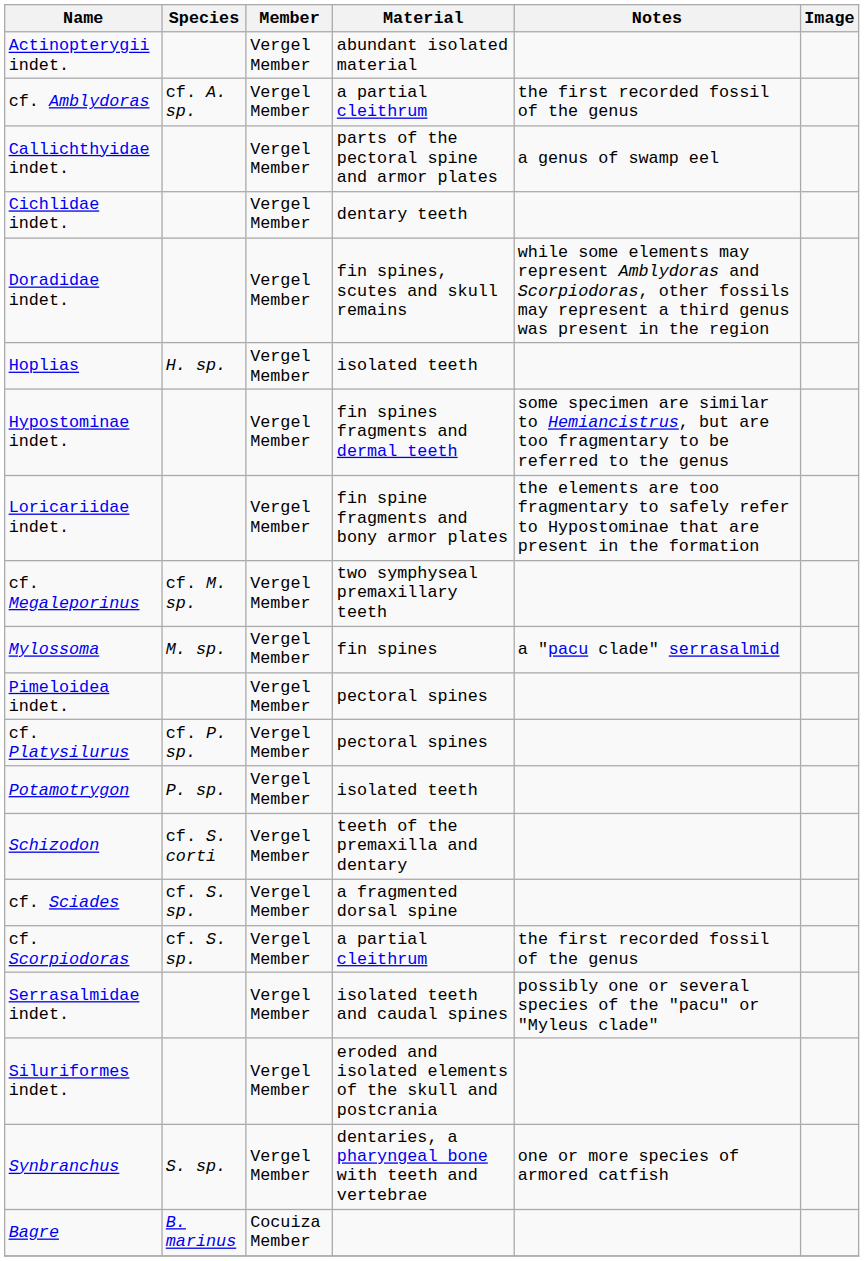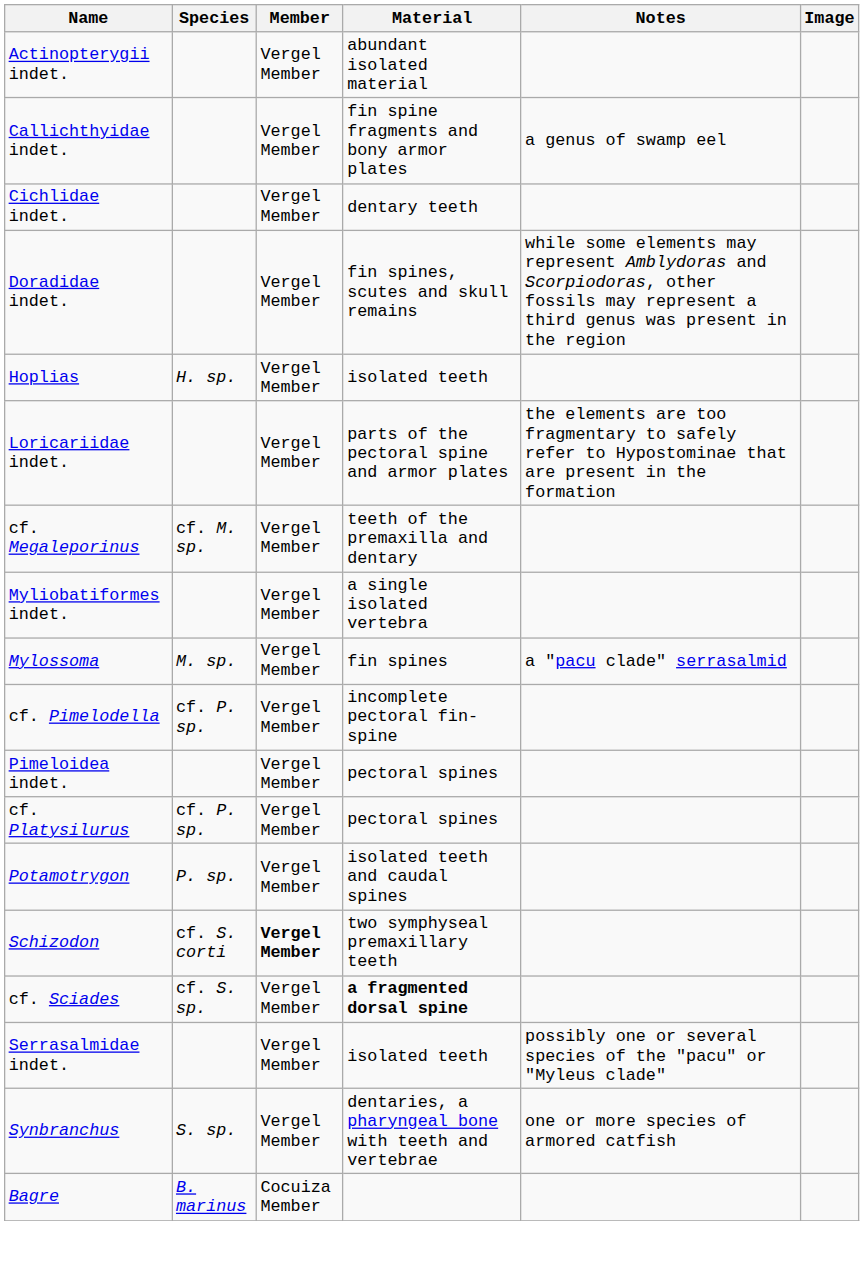- row: (79, 102)
(417, 158) parts of the pectoral spine and armor plates -> (413, 141) fin spine fragments and bony armor plates
- row: (69, 432)
(422, 518) fin spine fragments and bony armor plates -> (428, 453) parts of the pectoral spine and armor plates
(407, 593) two symphyseal premaxillary teeth -> (418, 539) teeth of the premaxilla and dentary
+ row: (84, 605)
+ row: (84, 717)
(407, 790) isolated teeth -> (418, 877) isolated teeth and caudal spines
(280, 846) normal -> (291, 943) bold
(407, 846) teeth of the premaxilla and dentary -> (418, 943) two symphyseal premaxillary teeth
(397, 902) normal -> (408, 999) bold
- row: (69, 949)
(422, 1005) isolated teeth and caudal spines -> (418, 1055) isolated teeth
- row: (69, 1081)
